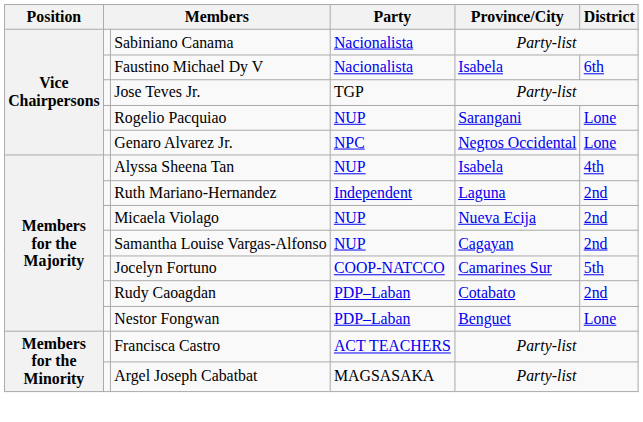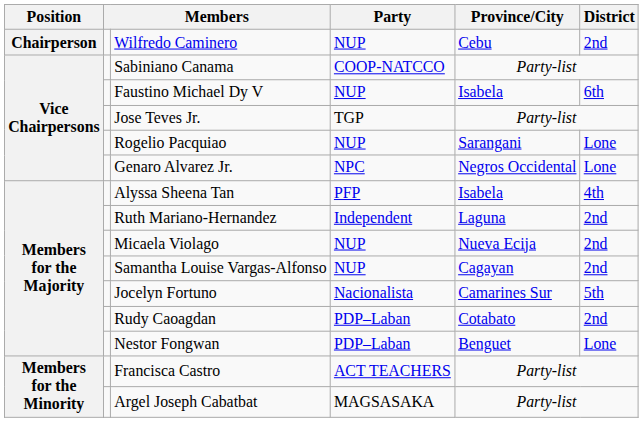+ row: (176, 42)
(374, 42) Nacionalista -> (389, 67) COOP-NATCCO
(374, 67) Nacionalista -> (350, 92) NUP
(350, 167) NUP -> (347, 192) PFP
(389, 268) COOP-NATCCO -> (374, 293) Nacionalista
